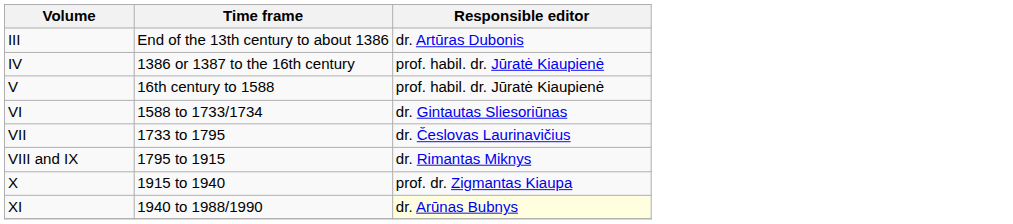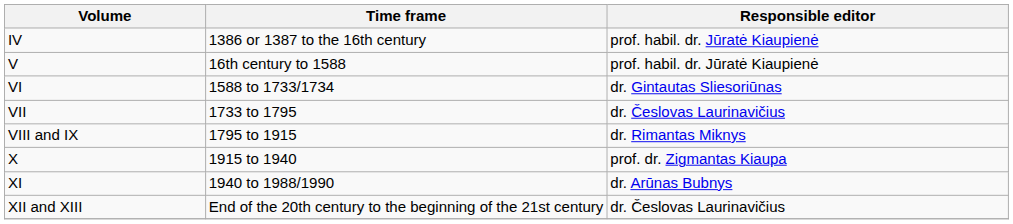- row: (14, 40)
(457, 207) lightyellow background -> (671, 183) no background
+ row: (45, 207)
